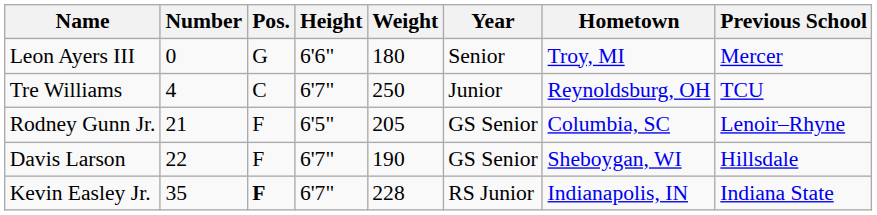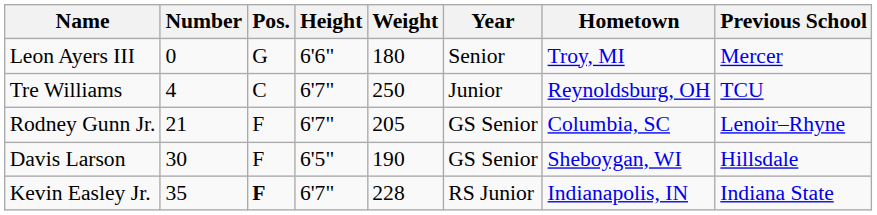(317, 124) 6'5" -> (317, 124) 6'7"
(176, 158) 22 -> (176, 158) 30
(317, 158) 6'7" -> (317, 158) 6'5"
